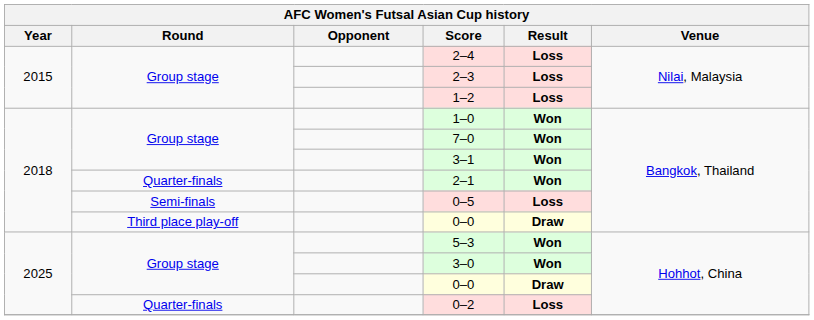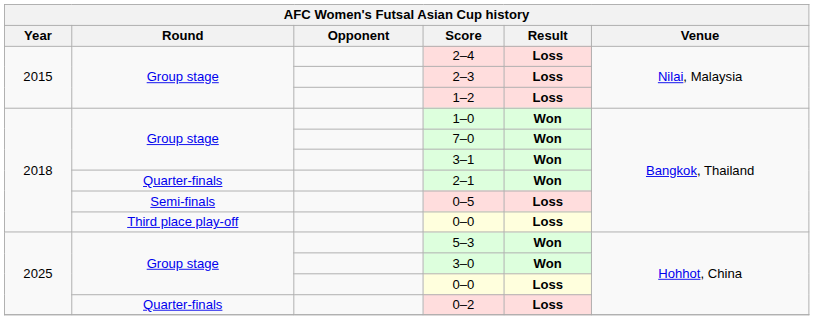(548, 222) Draw -> (548, 222) Loss
(548, 284) Draw -> (548, 284) Loss
